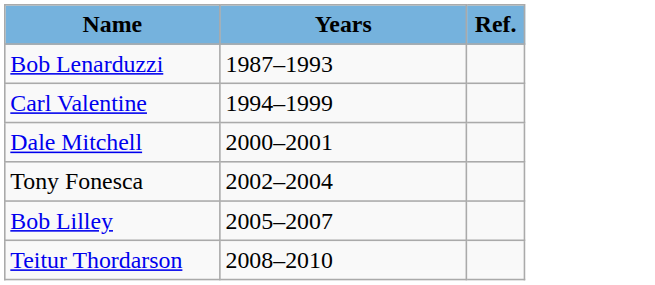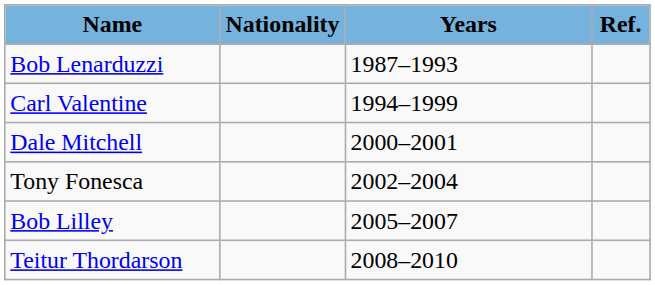+ column: (282, 24)
